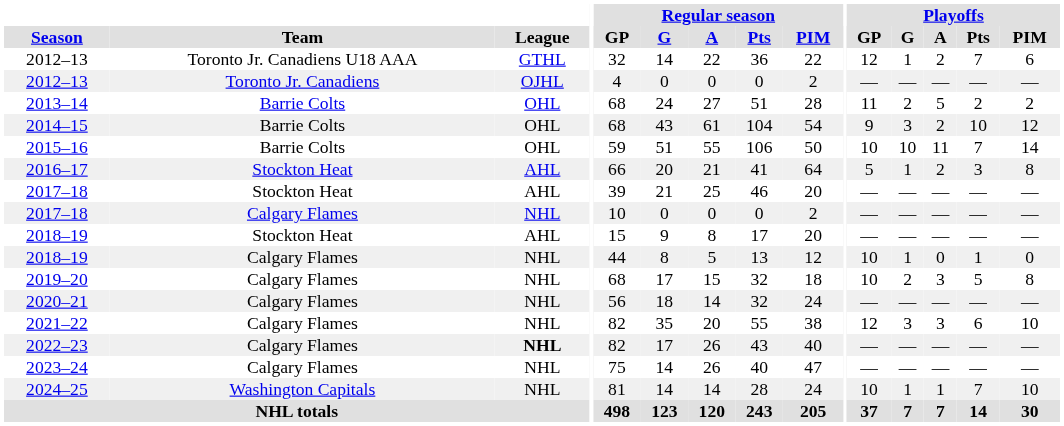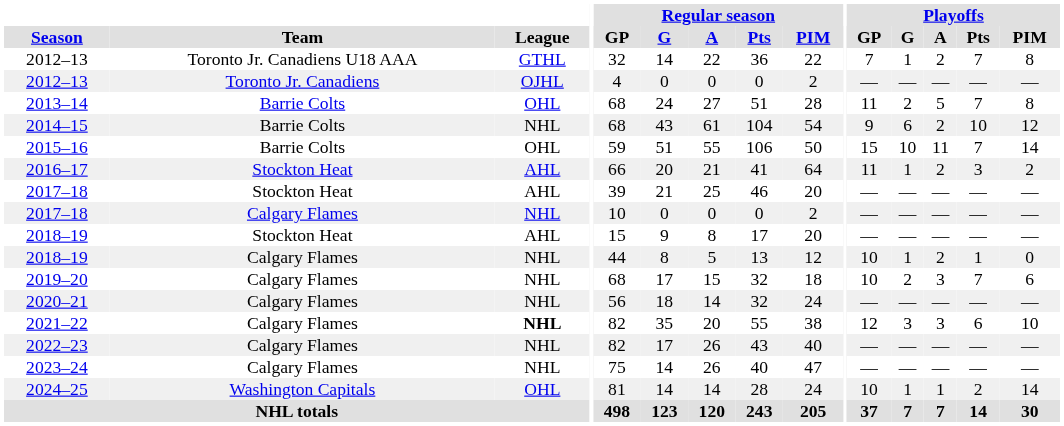(869, 58) 12 -> (869, 58) 7
(1030, 58) 6 -> (1030, 58) 8
(978, 102) 2 -> (978, 102) 7
(1030, 102) 2 -> (1030, 102) 8
(542, 124) OHL -> (542, 124) NHL
(908, 124) 3 -> (908, 124) 6
(869, 146) 10 -> (869, 146) 15
(869, 168) 5 -> (869, 168) 11
(1030, 168) 8 -> (1030, 168) 2
(940, 256) 0 -> (940, 256) 2
(978, 278) 5 -> (978, 278) 7
(1030, 278) 8 -> (1030, 278) 6
(542, 322) normal -> (542, 322) bold
(542, 344) bold -> (542, 344) normal
(542, 388) NHL -> (542, 388) OHL
(978, 388) 7 -> (978, 388) 2
(1030, 388) 10 -> (1030, 388) 14
